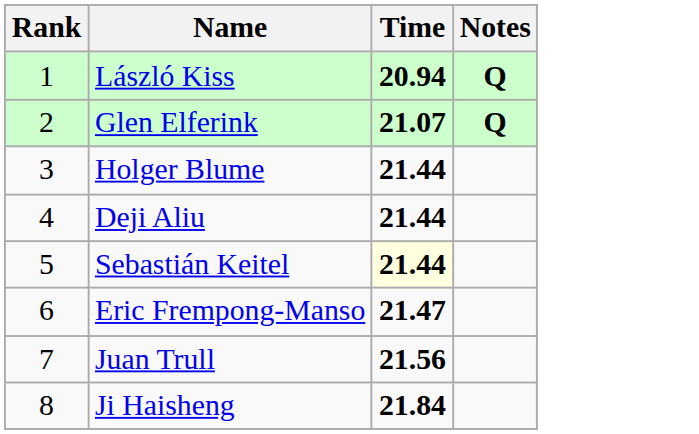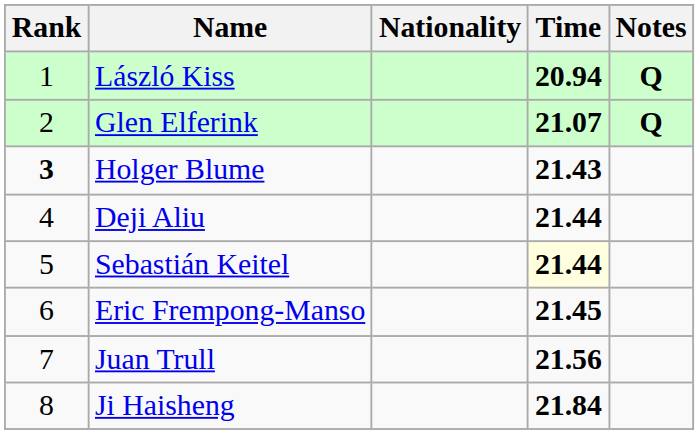+ column: (450, 28)
(47, 169) normal -> (47, 169) bold
(412, 169) 21.44 -> (568, 169) 21.43
(412, 311) 21.47 -> (568, 311) 21.45
